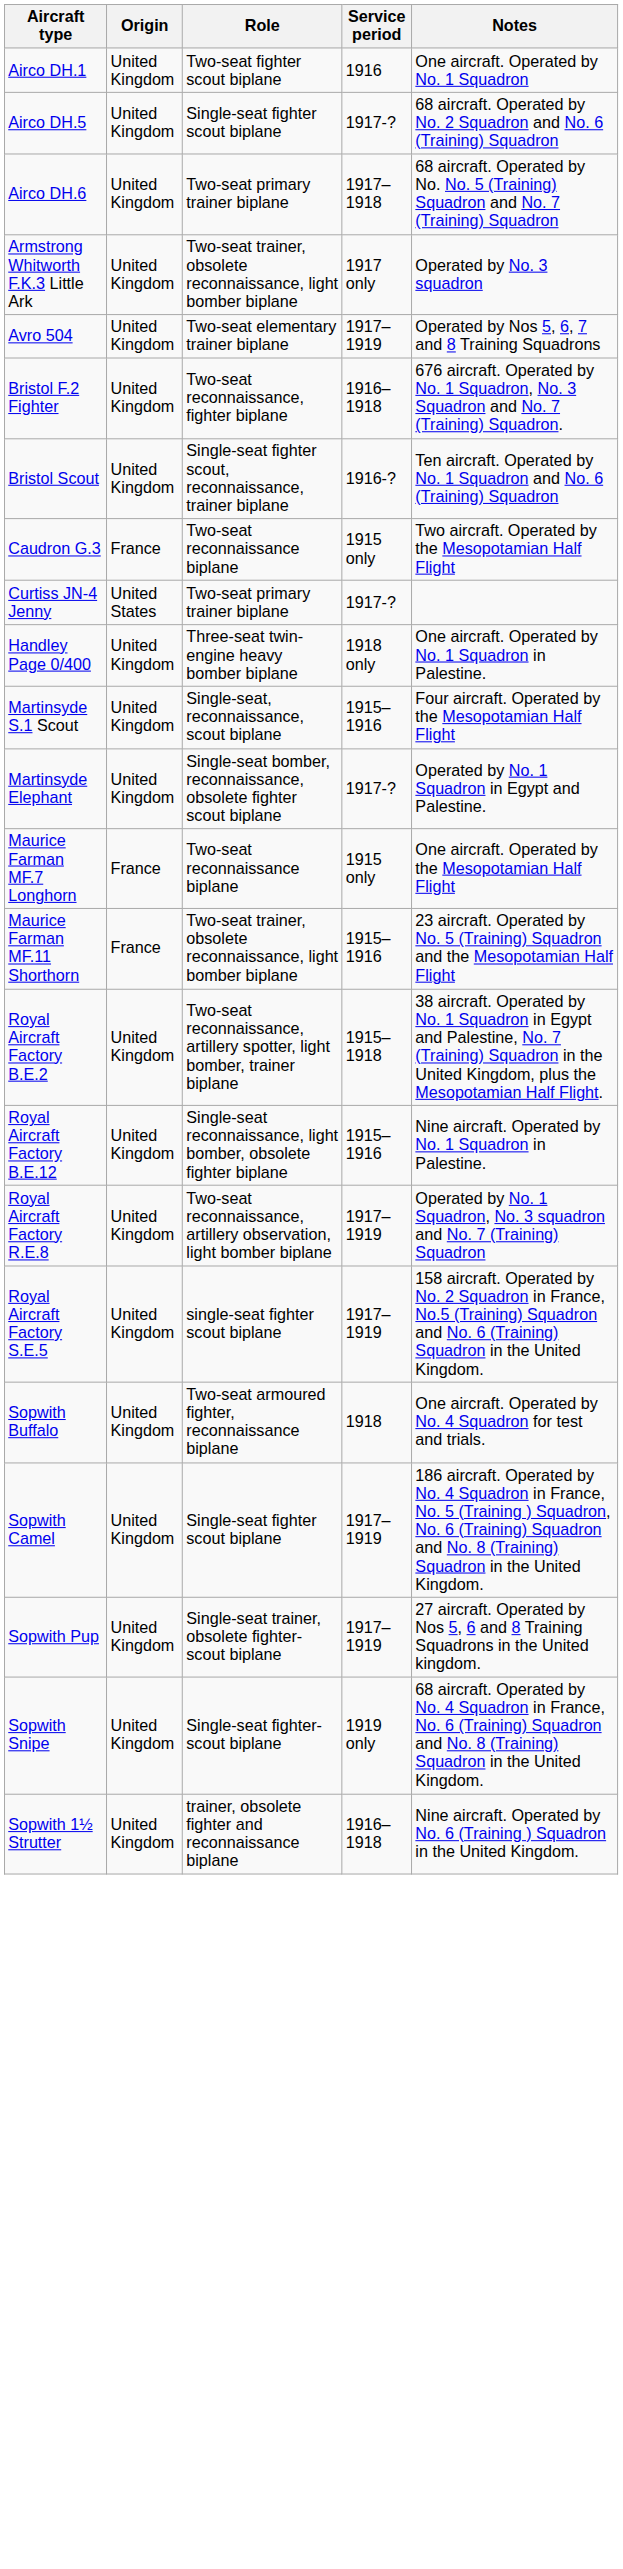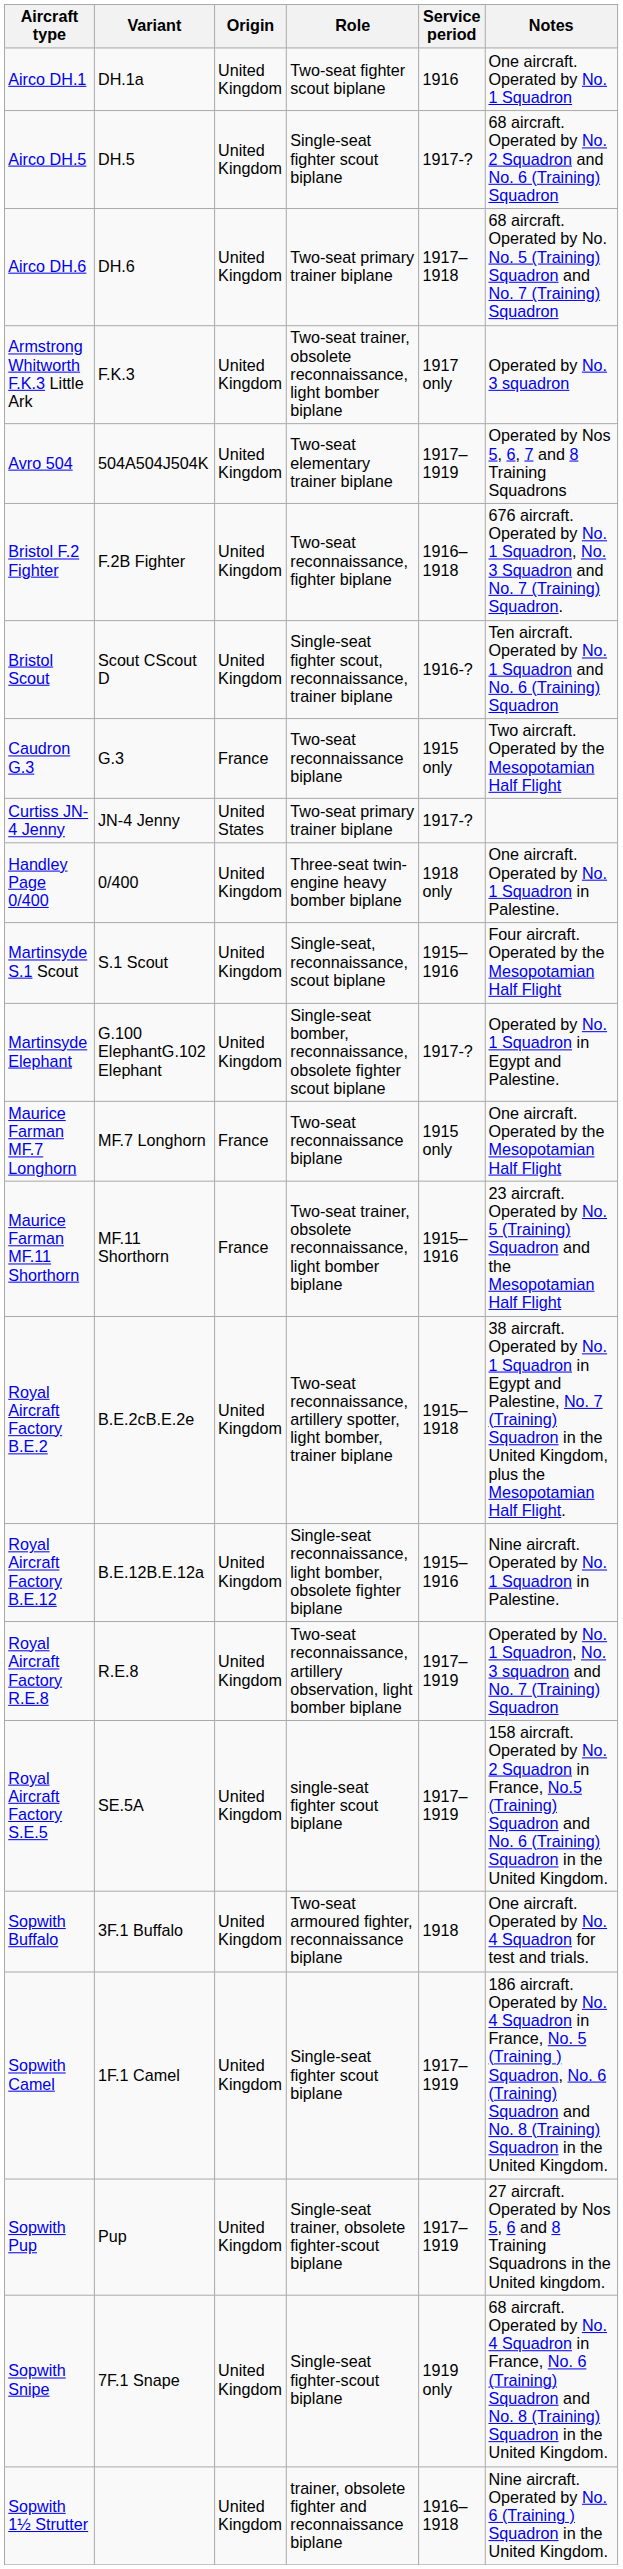+ column: (154, 26)
